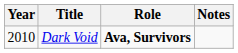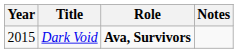(21, 37) 2010 -> (21, 37) 2015
